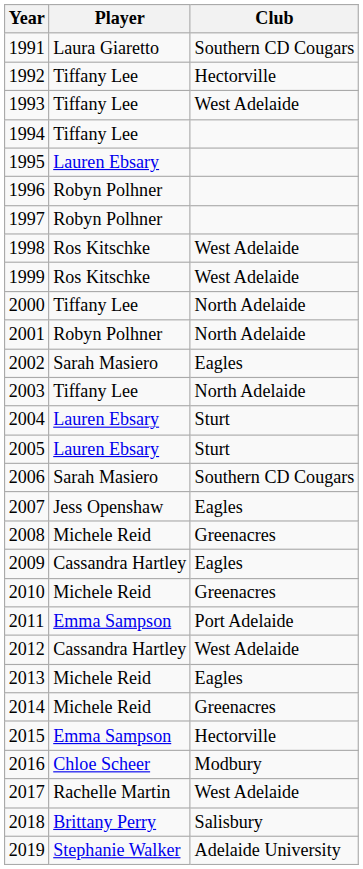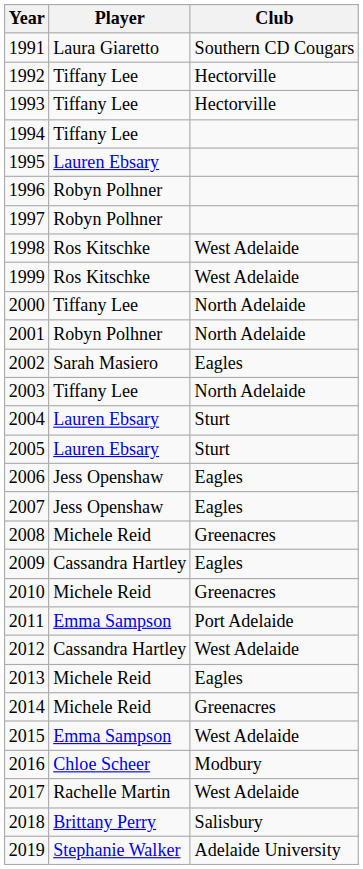(247, 104) West Adelaide -> (235, 104) Hectorville
(106, 477) Sarah Masiero -> (108, 477) Jess Openshaw
(274, 477) Southern CD Cougars -> (219, 477) Eagles
(235, 735) Hectorville -> (247, 735) West Adelaide
